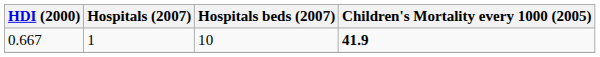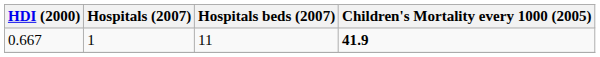(206, 40) 10 -> (205, 40) 11
